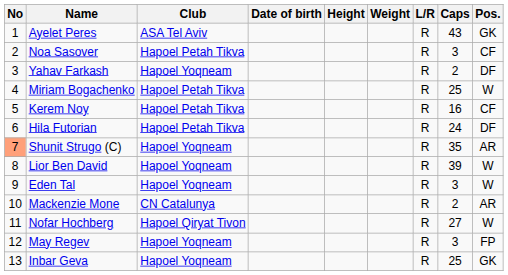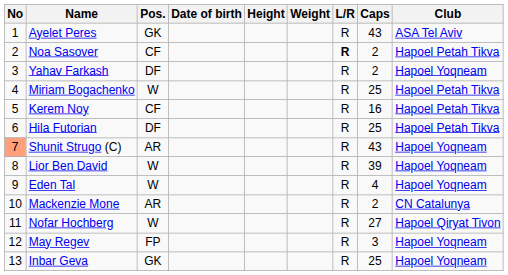columns swapped: (488, 14) <-> (193, 14)
(425, 52) normal -> (345, 52) bold
(455, 52) 3 -> (375, 52) 2
(455, 128) 24 -> (375, 128) 25
(455, 147) 35 -> (375, 147) 43
(455, 185) 3 -> (375, 185) 4
